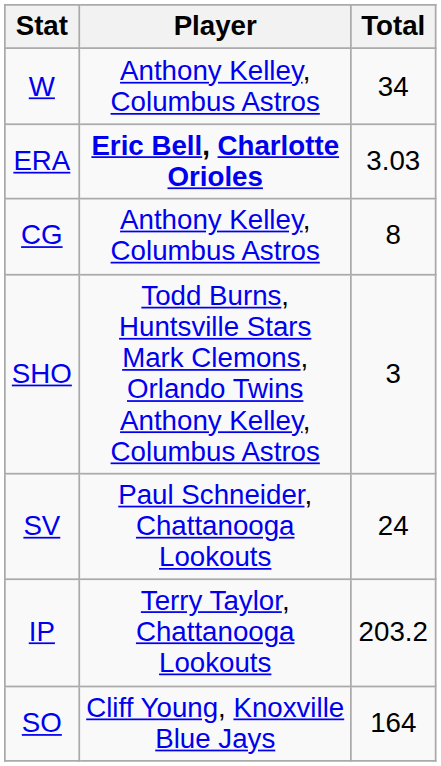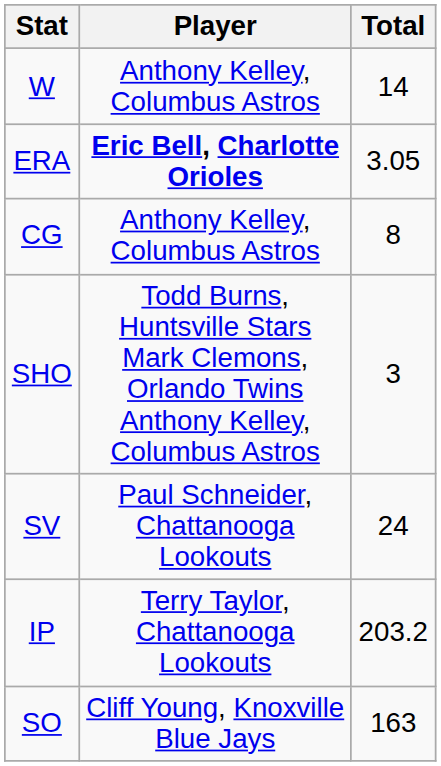(393, 85) 34 -> (393, 85) 14
(393, 160) 3.03 -> (393, 160) 3.05
(393, 722) 164 -> (393, 722) 163
